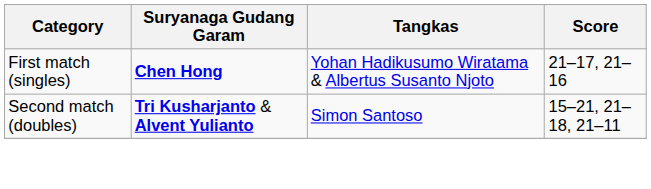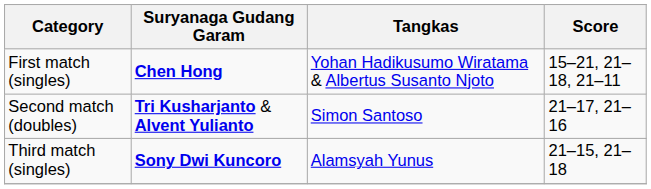(590, 71) 21–17, 21–16 -> (590, 71) 15–21, 21–18, 21–11
(590, 116) 15–21, 21–18, 21–11 -> (590, 116) 21–17, 21–16
+ row: (52, 160)
